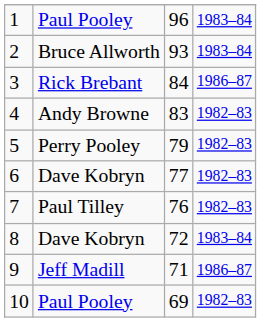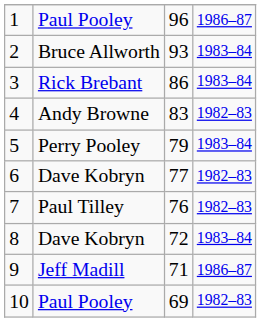(224, 20) 1983–84 -> (224, 20) 1986–87
(179, 82) 84 -> (179, 82) 86
(224, 82) 1986–87 -> (224, 82) 1983–84
(224, 144) 1982–83 -> (224, 144) 1983–84
